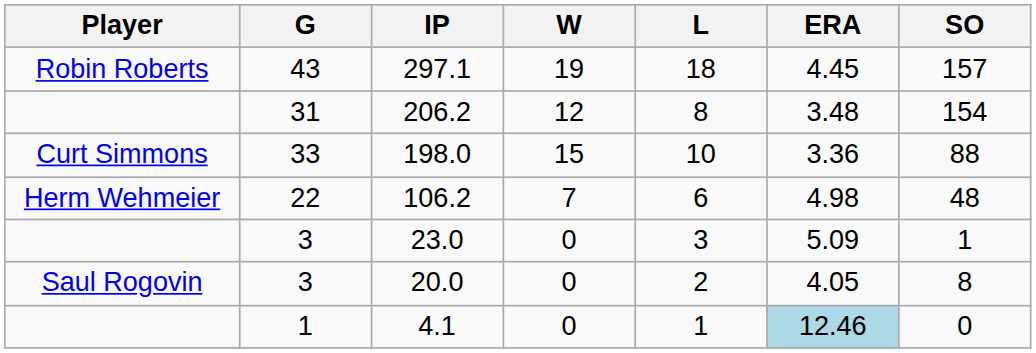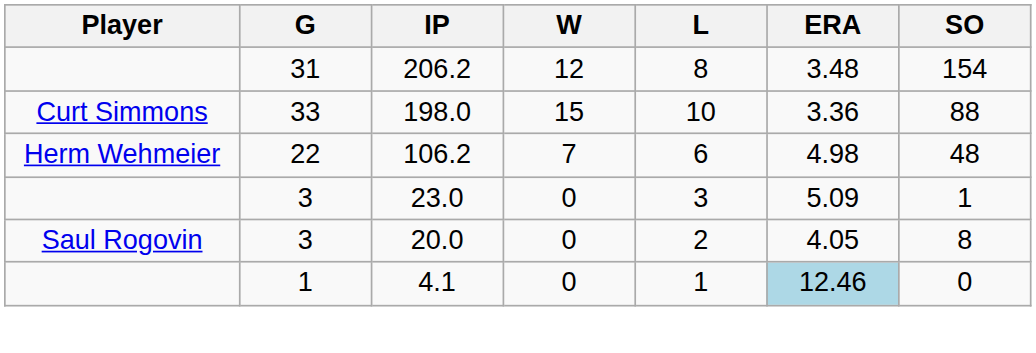- row: (437, 68)
